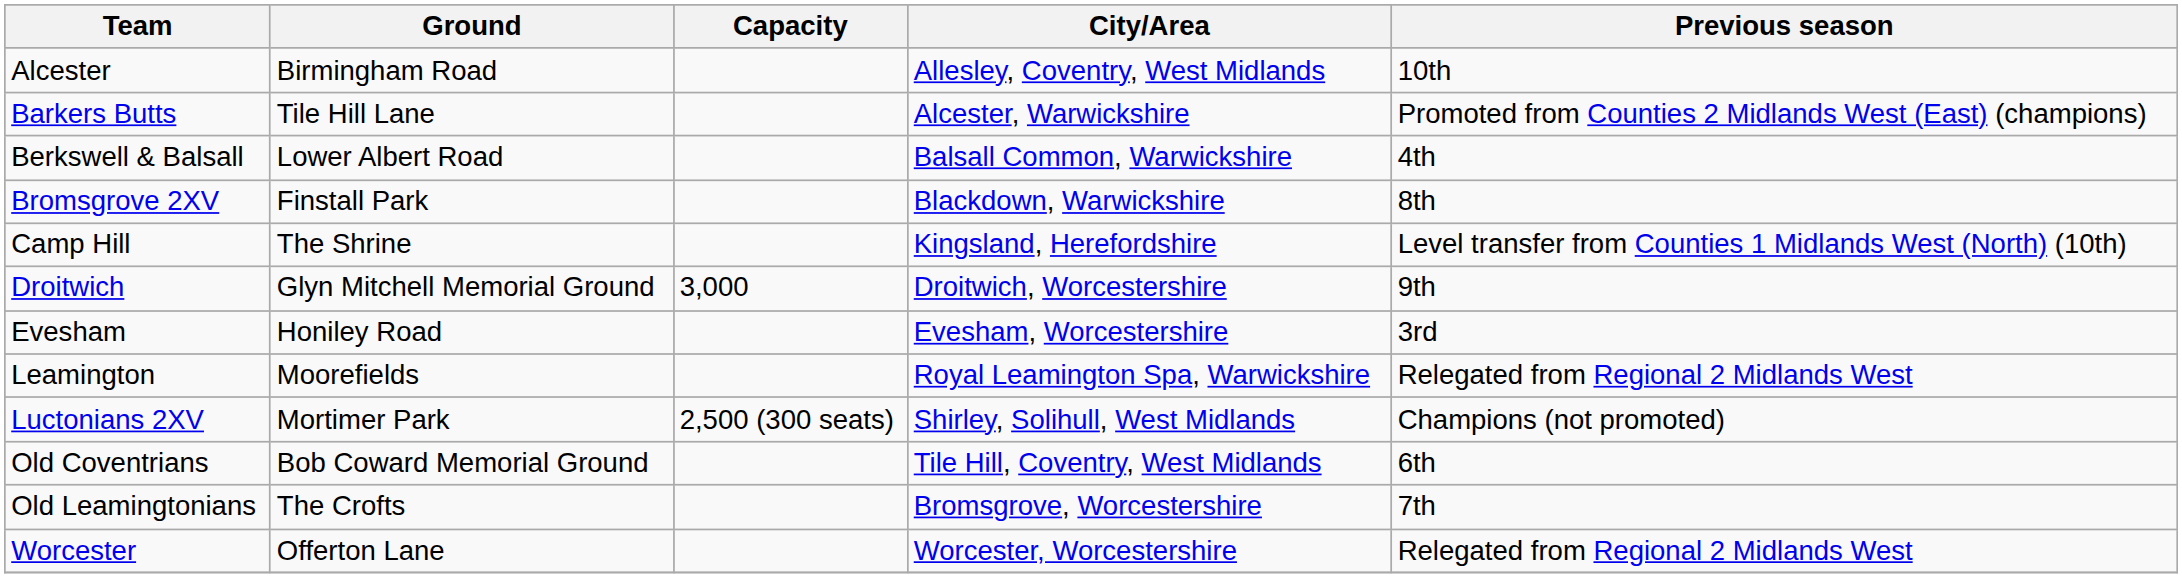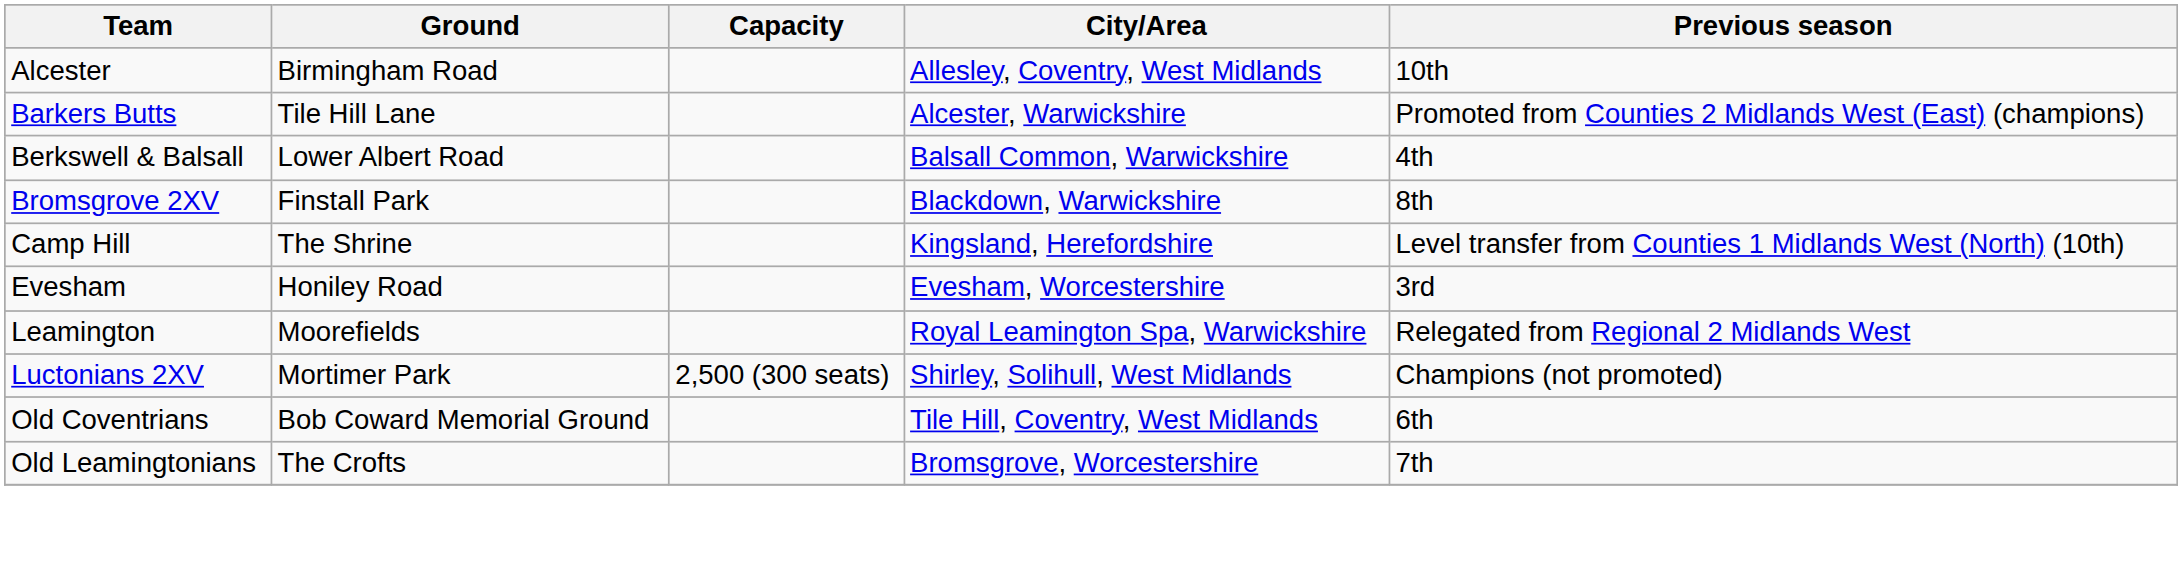- row: (68, 288)
- row: (74, 550)
